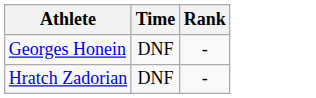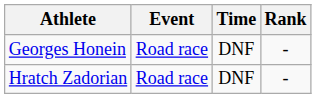+ column: (172, 19)
